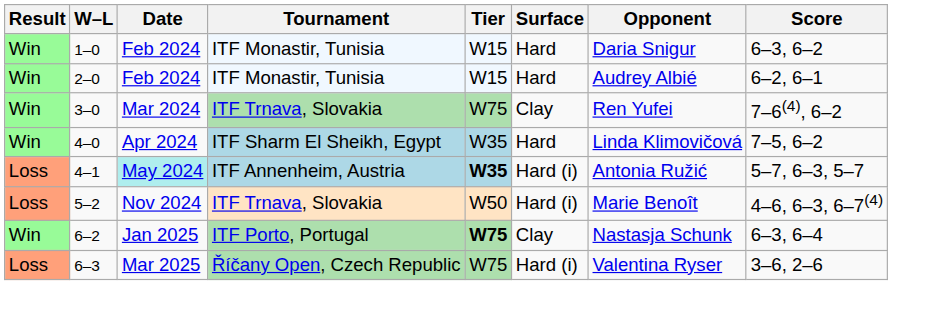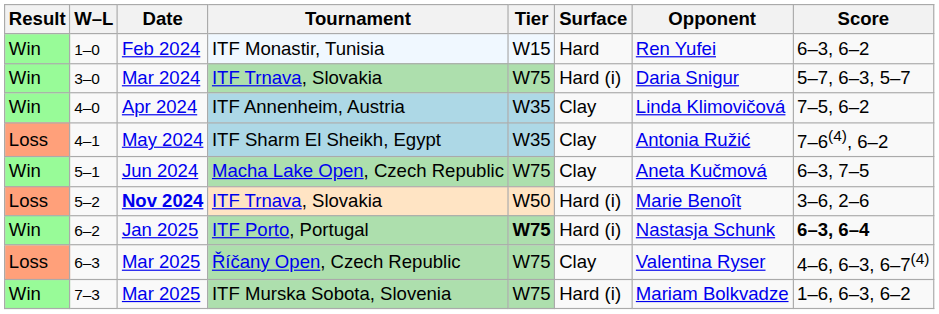(644, 48) Daria Snigur -> (676, 48) Ren Yufei
- row: (87, 79)
(534, 110) Clay -> (590, 78) Hard (i)
(633, 110) Ren Yufei -> (687, 78) Daria Snigur
(796, 110) 7–6(4), 6–2 -> (854, 78) 5–7, 6–3, 5–7
(326, 141) ITF Sharm El Sheikh, Egypt -> (308, 107) ITF Annenheim, Austria
(536, 141) Hard -> (578, 107) Clay
(163, 171) paleturquoise background -> (163, 139) no background
(308, 171) ITF Annenheim, Austria -> (326, 139) ITF Sharm El Sheikh, Egypt
(488, 171) bold -> (532, 139) normal
(547, 171) Hard (i) -> (578, 139) Clay
(807, 171) 5–7, 6–3, 5–7 -> (843, 139) 7–6(4), 6–2
+ row: (87, 172)
(162, 203) normal -> (163, 200) bold
(817, 203) 4–6, 6–3, 6–7(4) -> (833, 200) 3–6, 2–6
(534, 235) Clay -> (590, 230) Hard (i)
(787, 235) normal -> (833, 230) bold
(547, 264) Hard (i) -> (578, 262) Clay
(787, 264) 3–6, 2–6 -> (863, 262) 4–6, 6–3, 6–7(4)
+ row: (87, 295)
